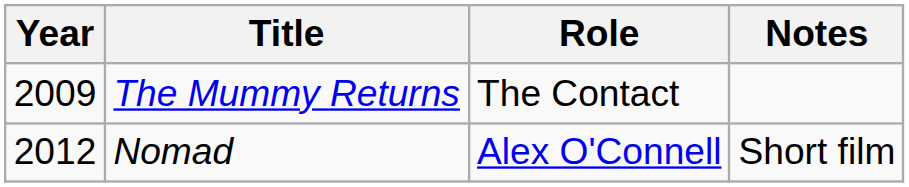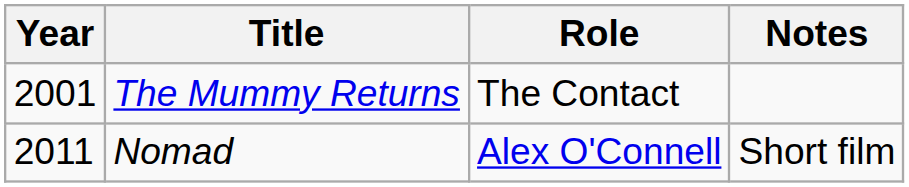(55, 92) 2009 -> (55, 92) 2001
(55, 151) 2012 -> (54, 151) 2011
